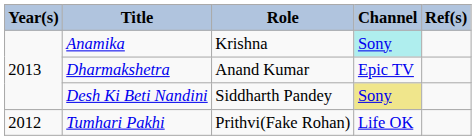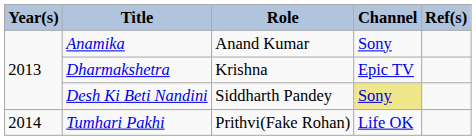(241, 43) Krishna -> (262, 43) Anand Kumar
(375, 43) paleturquoise background -> (375, 43) no background
(262, 69) Anand Kumar -> (241, 69) Krishna
(25, 122) 2012 -> (25, 122) 2014
